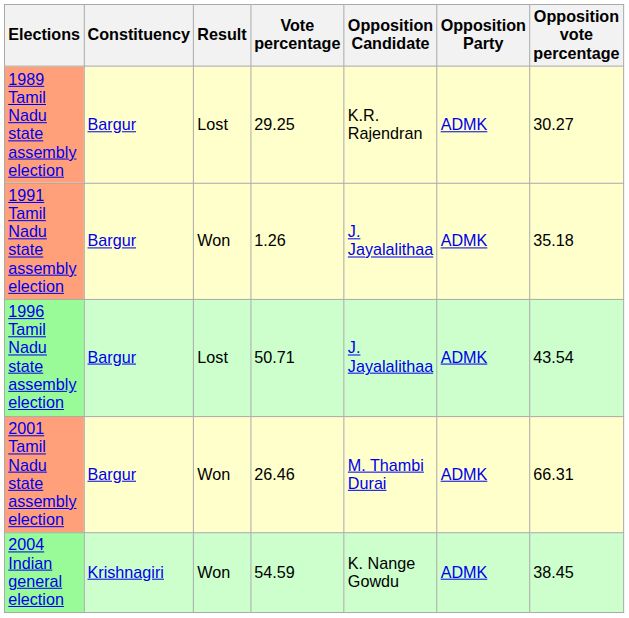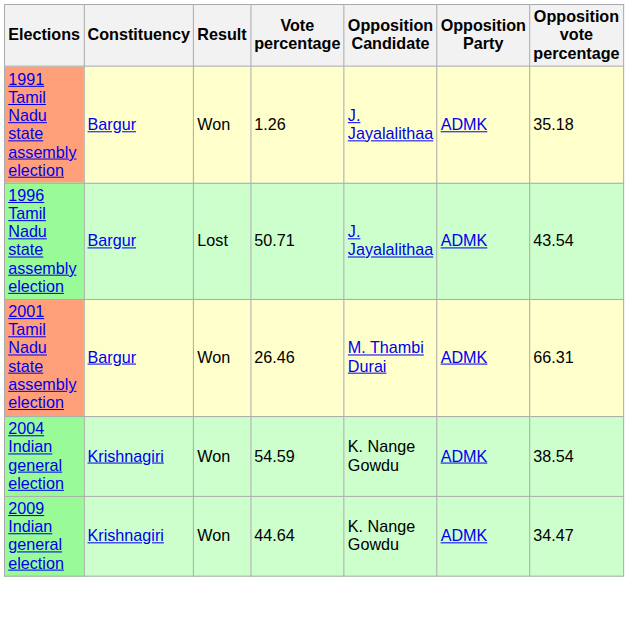- row: (42, 124)
(554, 572) 38.45 -> (554, 456) 38.54
+ row: (36, 536)
